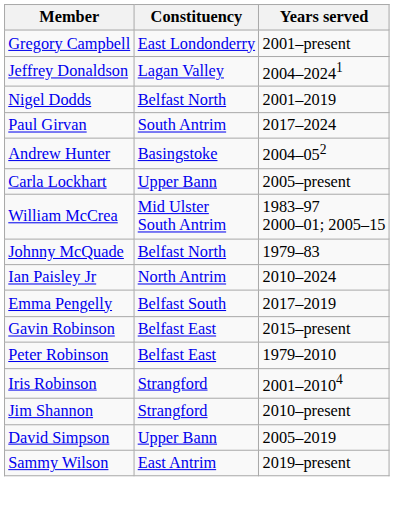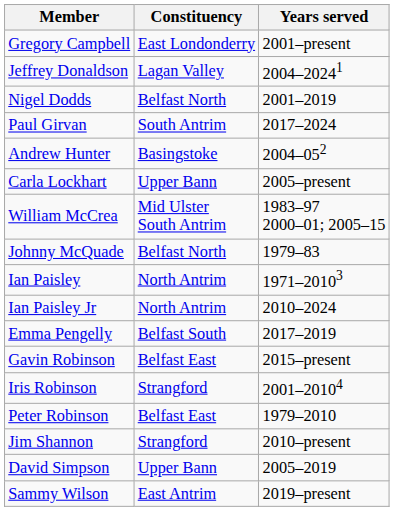+ row: (44, 279)
rows swapped: (52, 383) <-> (58, 355)
